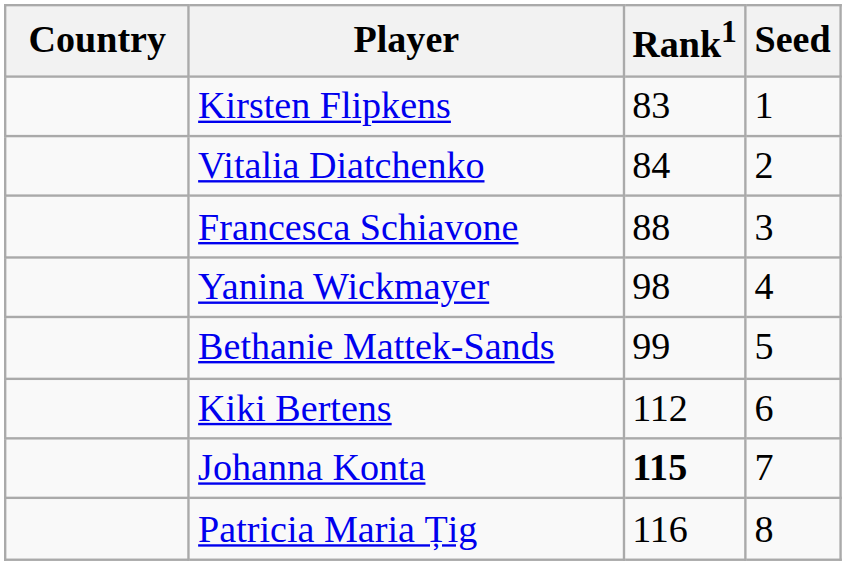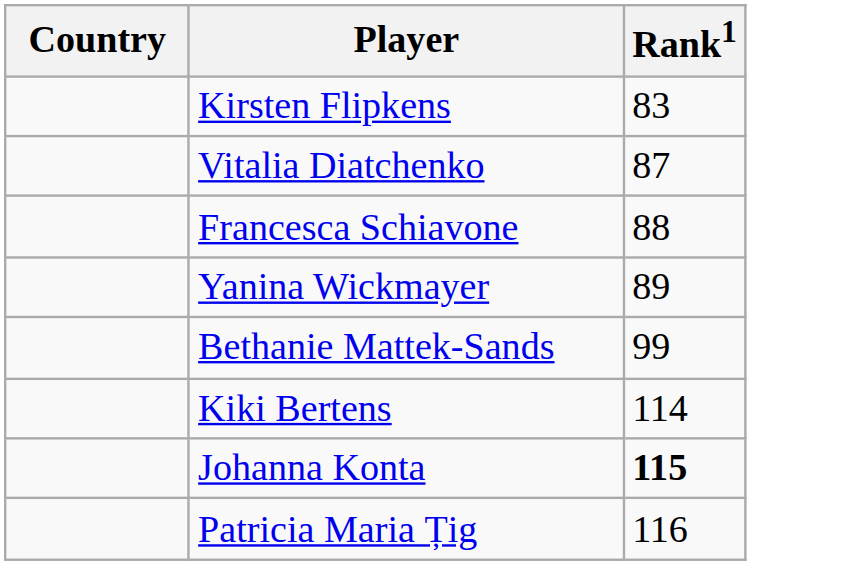- column: (793, 39)
(651, 165) 84 -> (651, 165) 87
(651, 286) 98 -> (651, 286) 89
(660, 407) 112 -> (660, 407) 114
